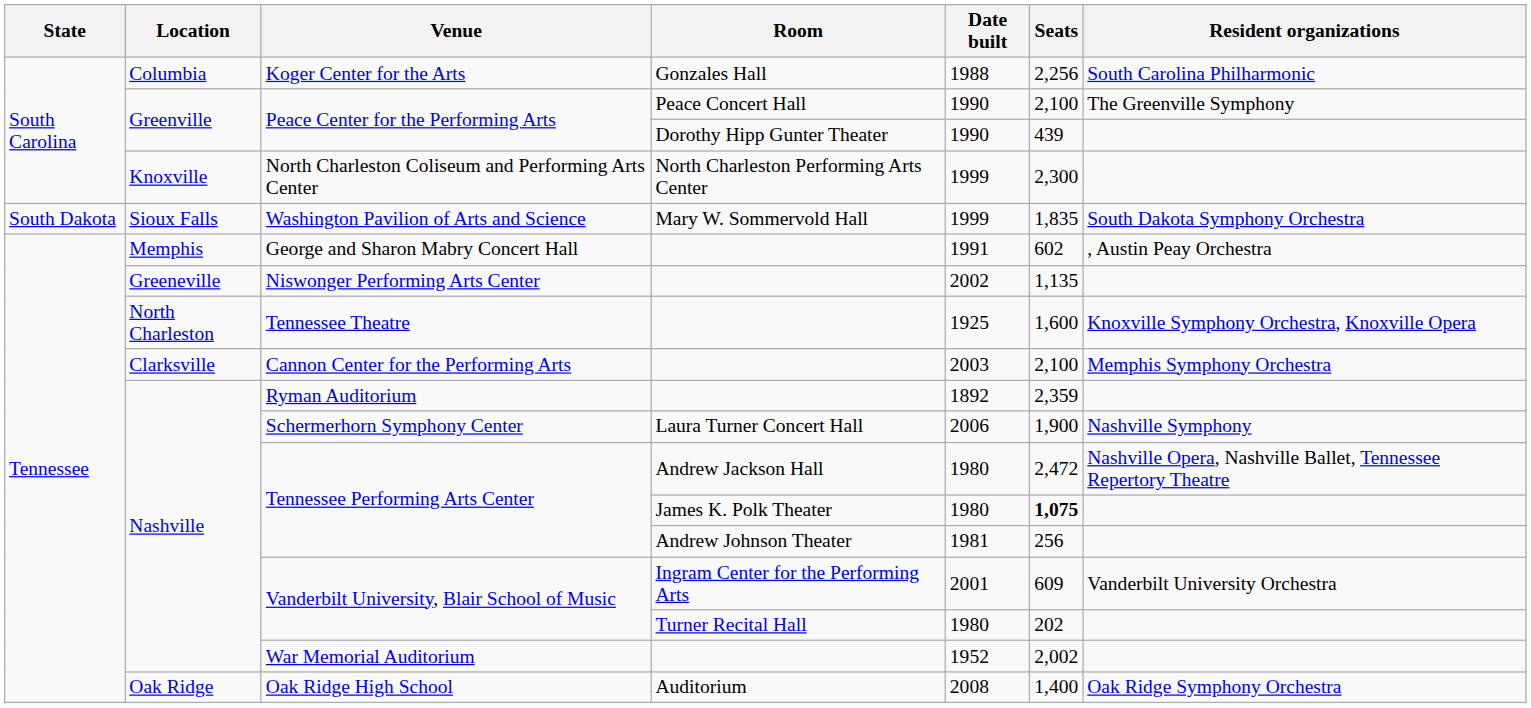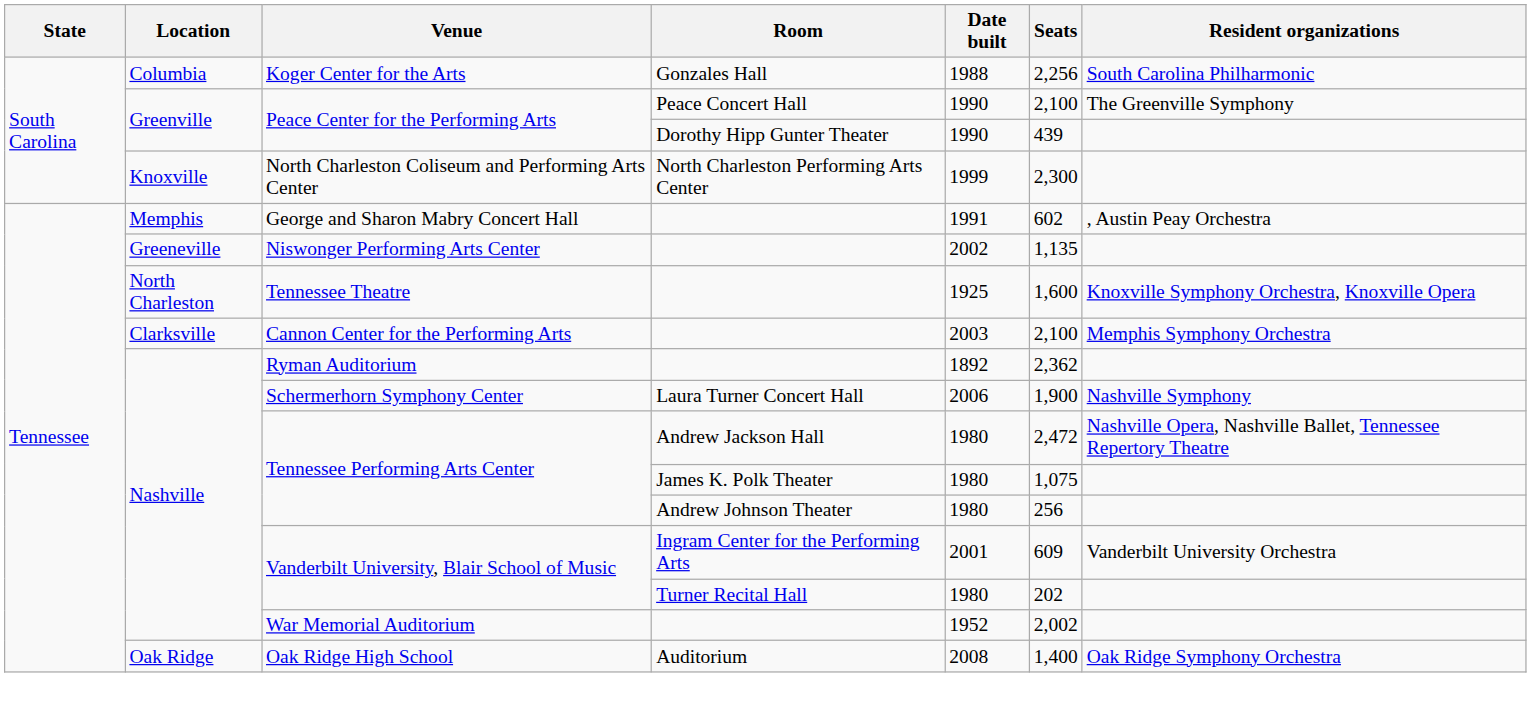- row: (426, 218)
(1056, 395) 2,359 -> (1056, 364) 2,362
(1056, 510) bold -> (1056, 479) normal
(969, 541) 1981 -> (969, 510) 1980
